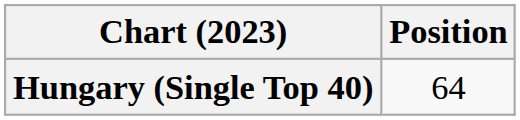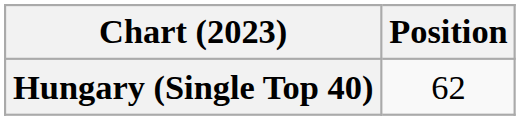(448, 86) 64 -> (448, 86) 62
